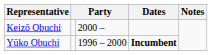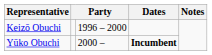(91, 27) 2000 – -> (102, 27) 1996 – 2000
(102, 43) 1996 – 2000 -> (91, 43) 2000 –
